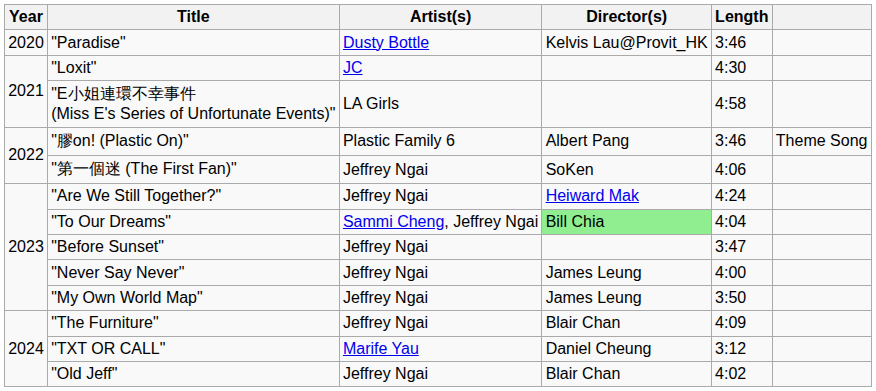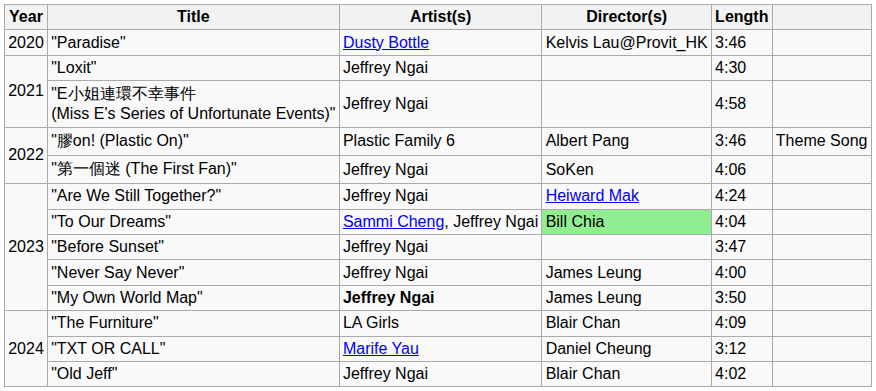(353, 67) JC -> (385, 67) Jeffrey Ngai
(371, 103) LA Girls -> (385, 103) Jeffrey Ngai
(385, 297) normal -> (389, 297) bold
(385, 323) Jeffrey Ngai -> (371, 323) LA Girls
